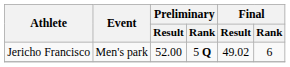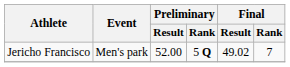(269, 52) 6 -> (269, 52) 7
